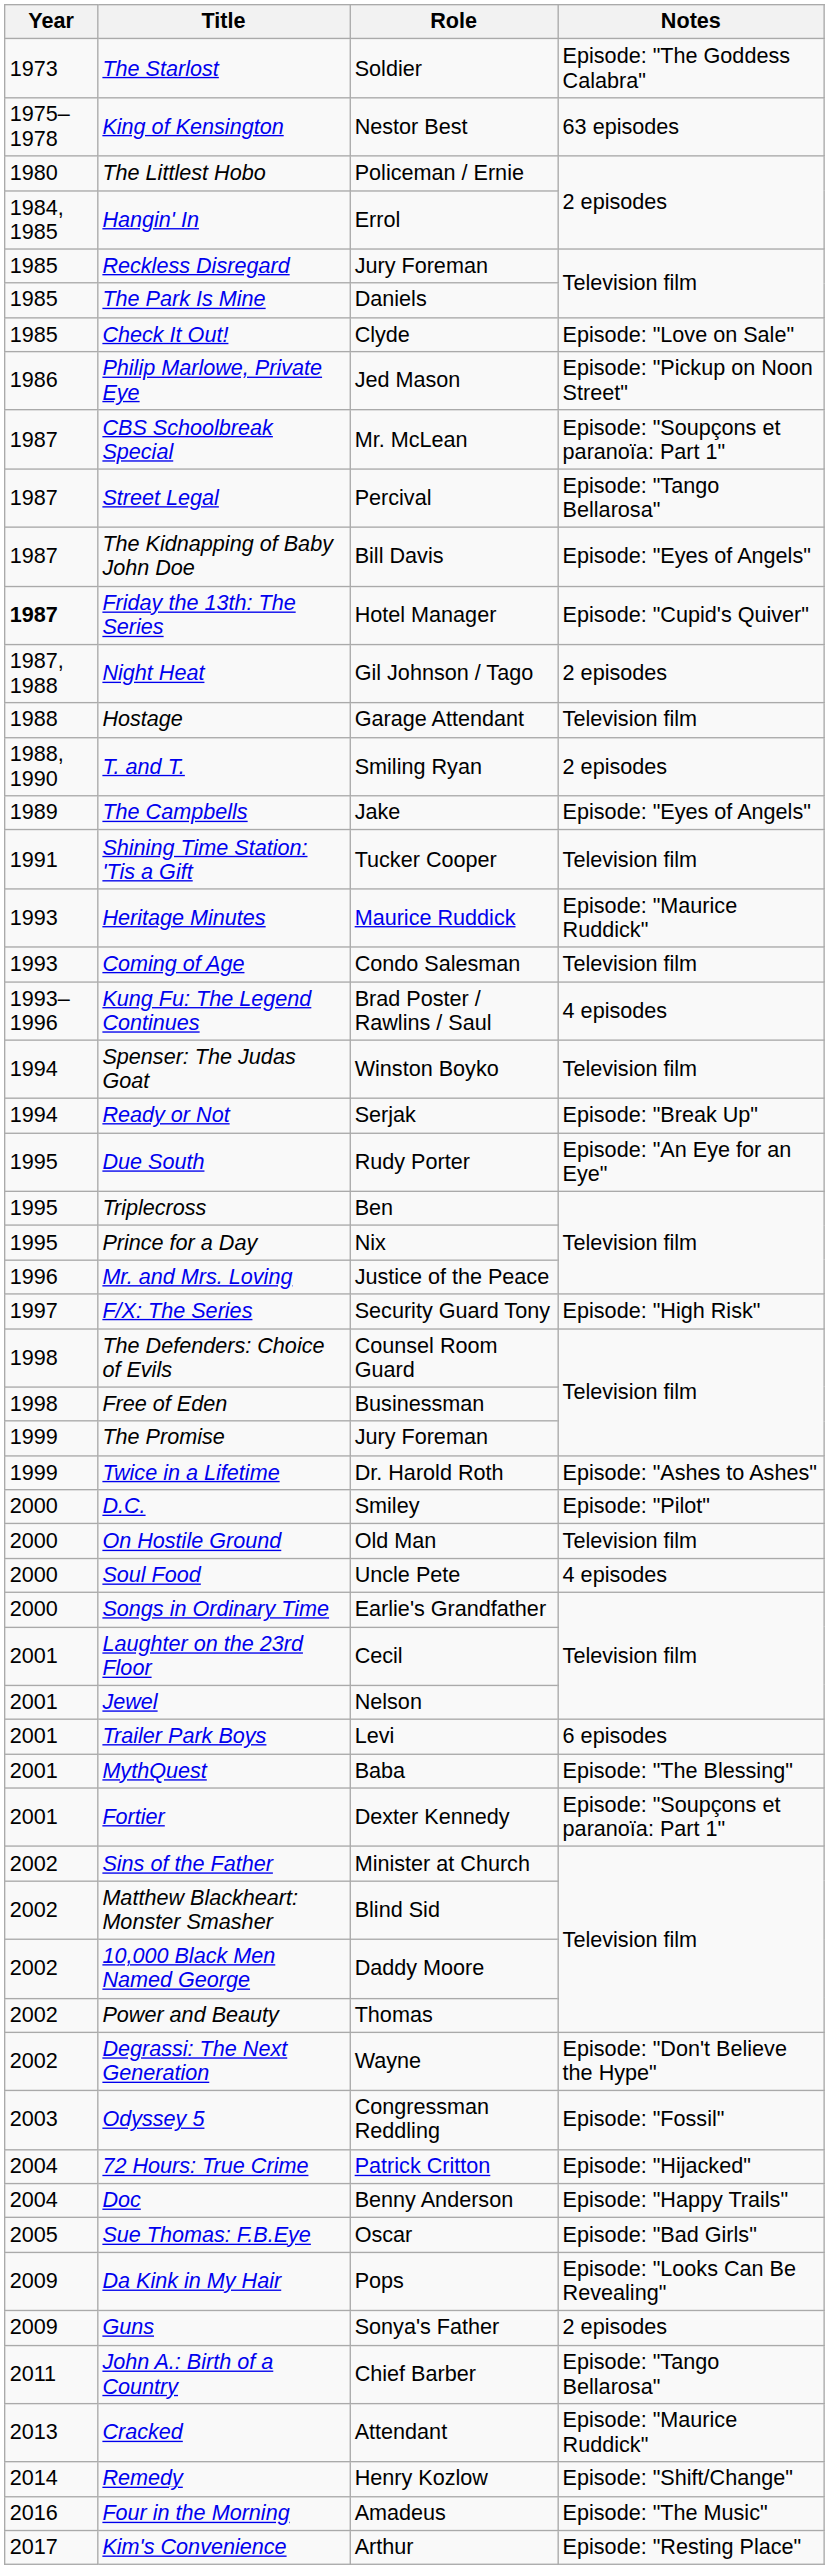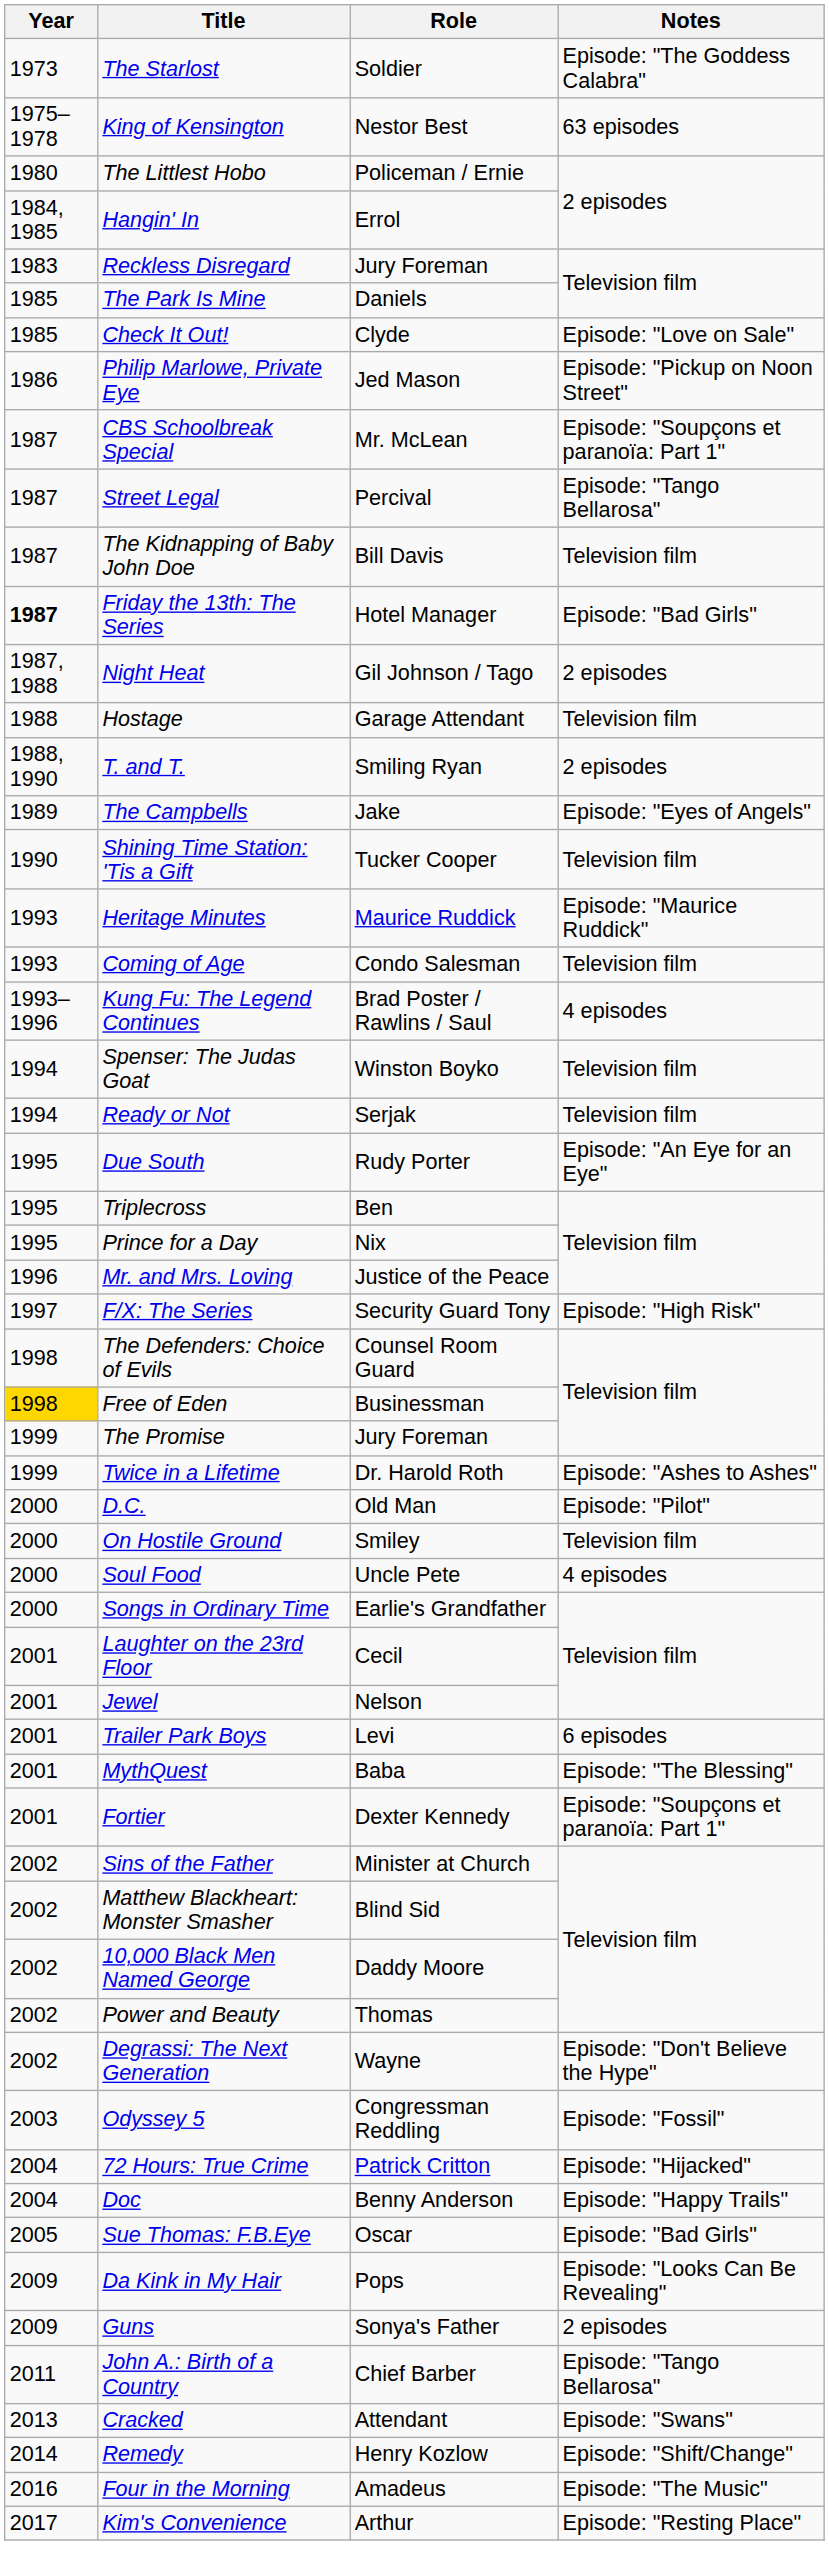(34, 265) 1985 -> (34, 265) 1983
(687, 556) Episode: "Eyes of Angels" -> (630, 556) Television film
(686, 614) Episode: "Cupid's Quiver" -> (660, 614) Episode: "Bad Girls"
(34, 859) 1991 -> (34, 859) 1990
(660, 1115) Episode: "Break Up" -> (630, 1115) Television film
(34, 1403) no background -> (34, 1403) gold background
(387, 1506) Smiley -> (395, 1506) Old Man
(395, 1540) Old Man -> (387, 1540) Smiley
(650, 2432) Episode: "Maurice Ruddick" -> (648, 2420) Episode: "Swans"
